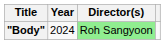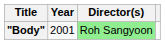(62, 30) 2024 -> (62, 30) 2001
